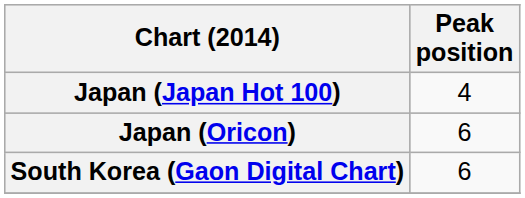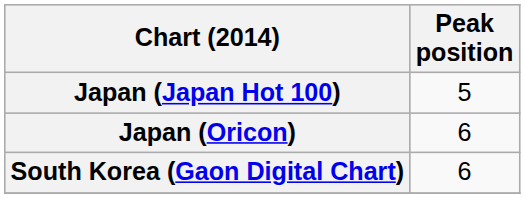(465, 92) 4 -> (465, 92) 5
